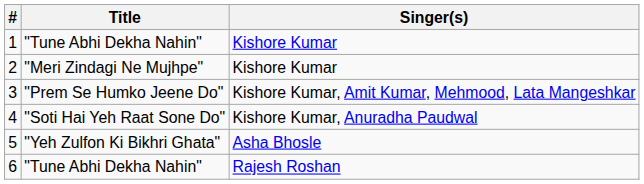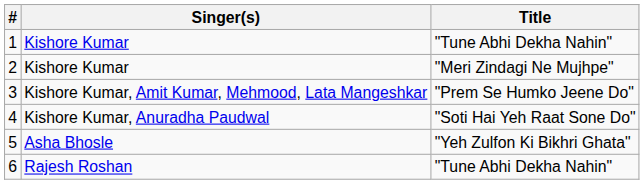columns swapped: (125, 17) <-> (434, 17)
